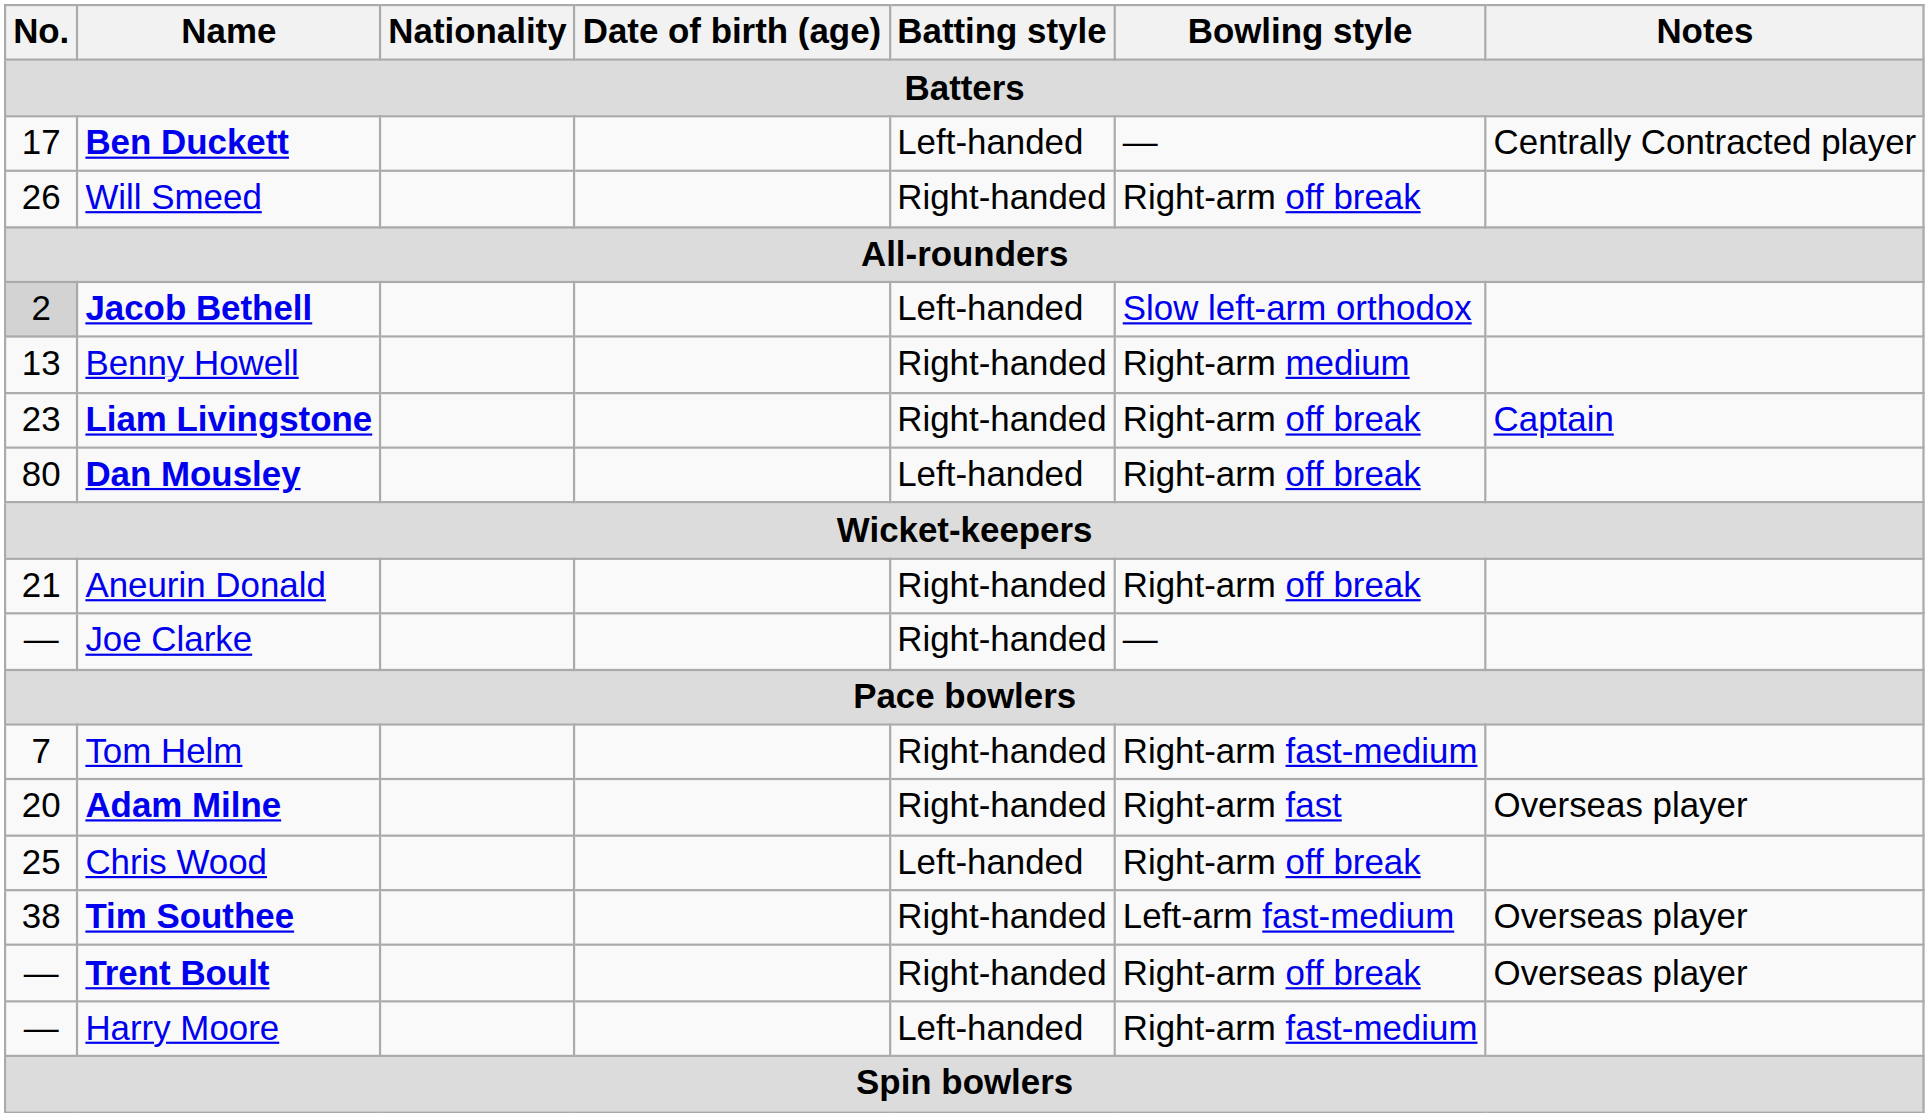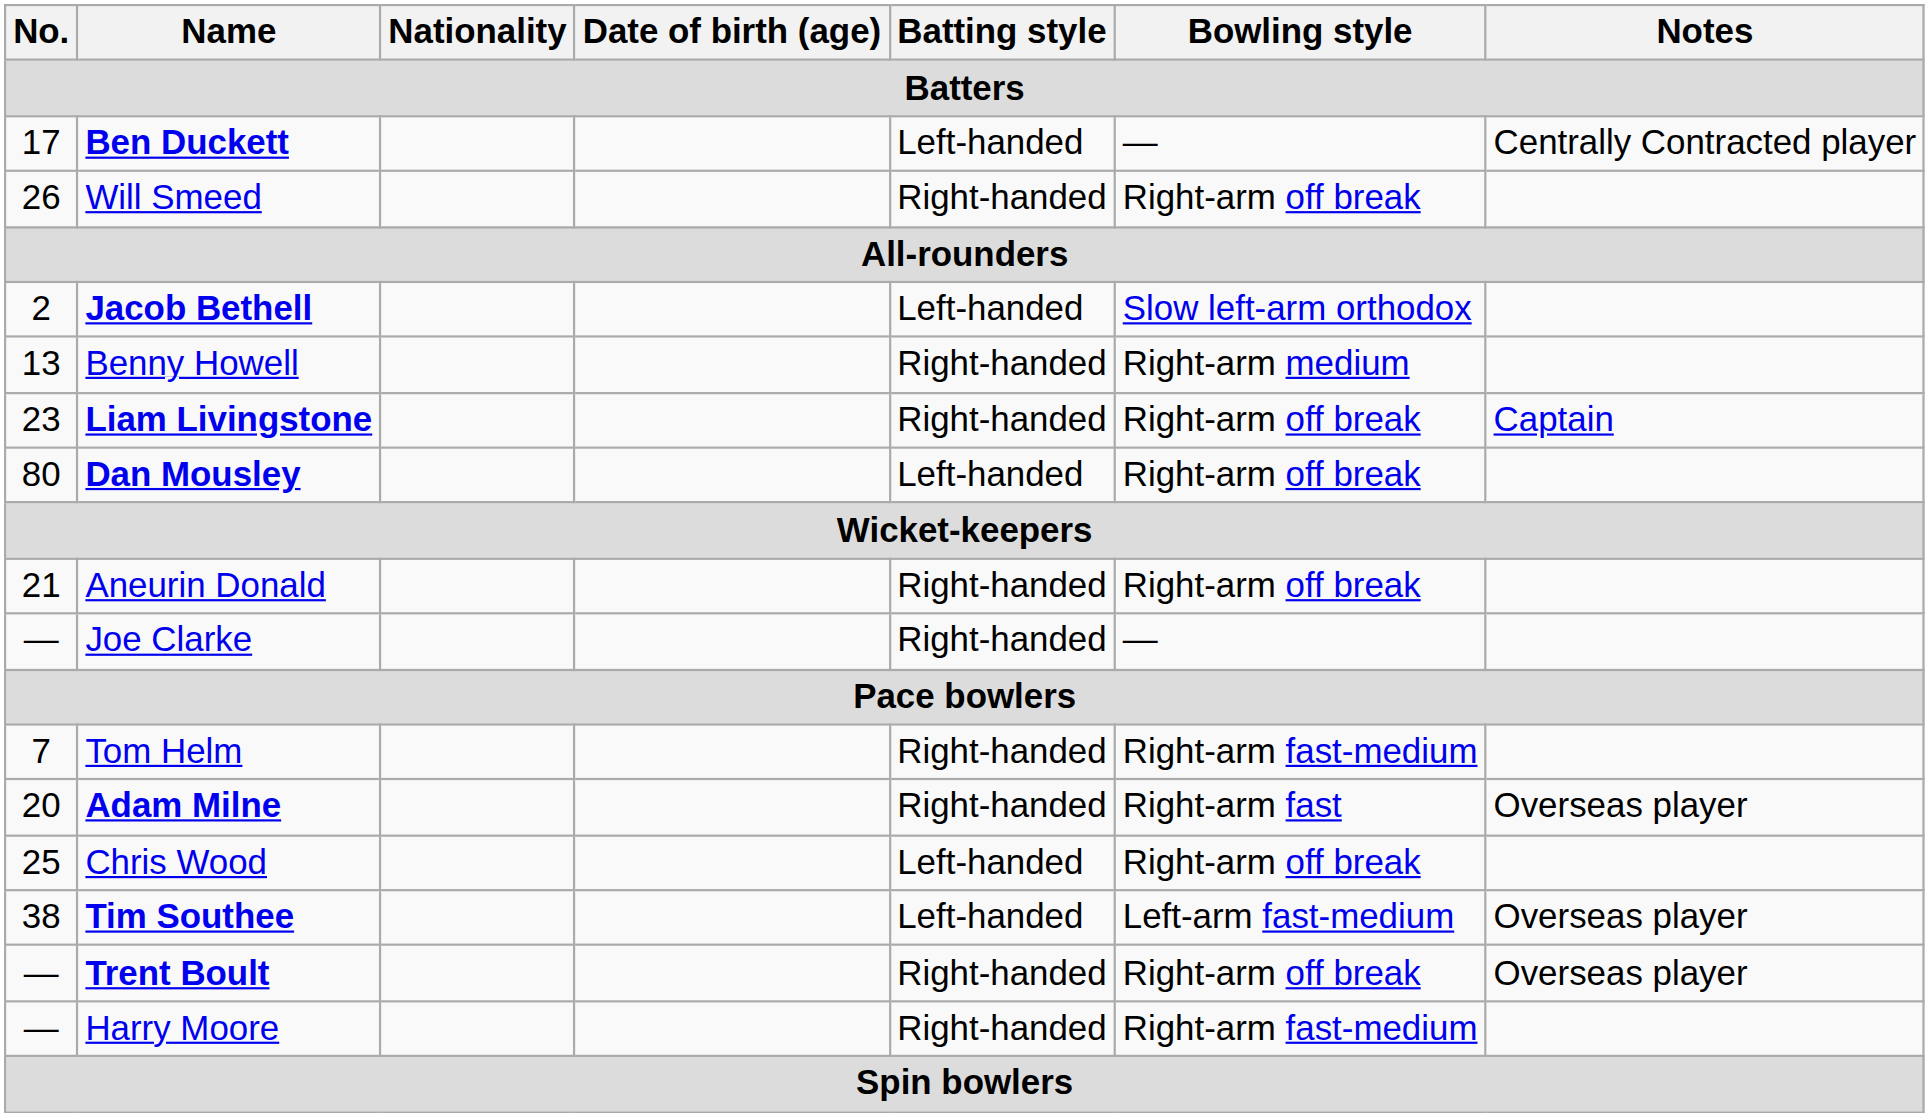(41, 308) lightgrey background -> (41, 308) no background
(1002, 917) Right-handed -> (990, 917) Left-handed
(990, 1027) Left-handed -> (1002, 1027) Right-handed
